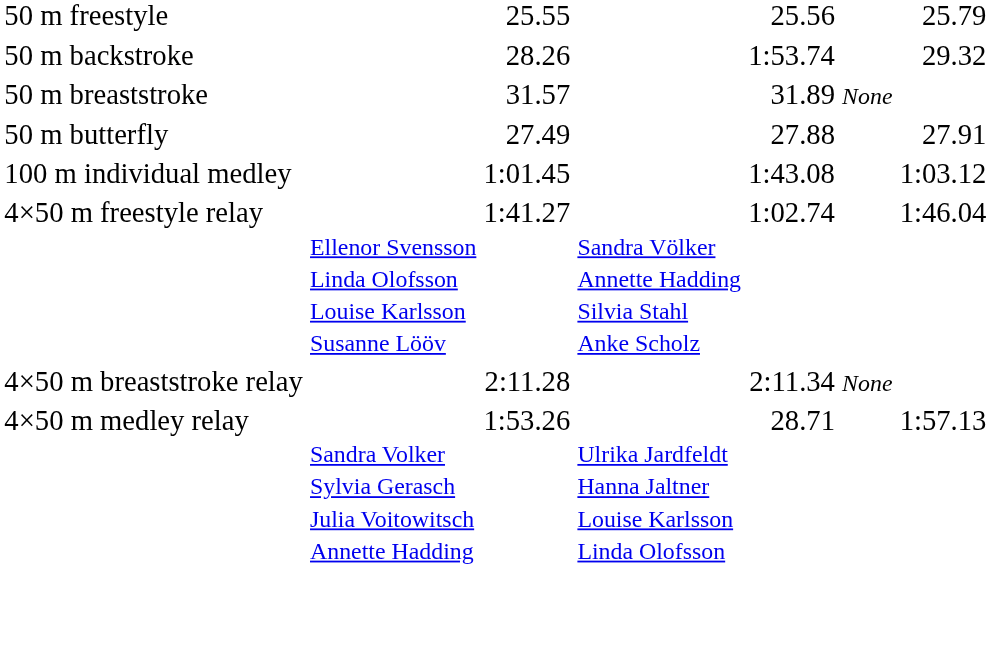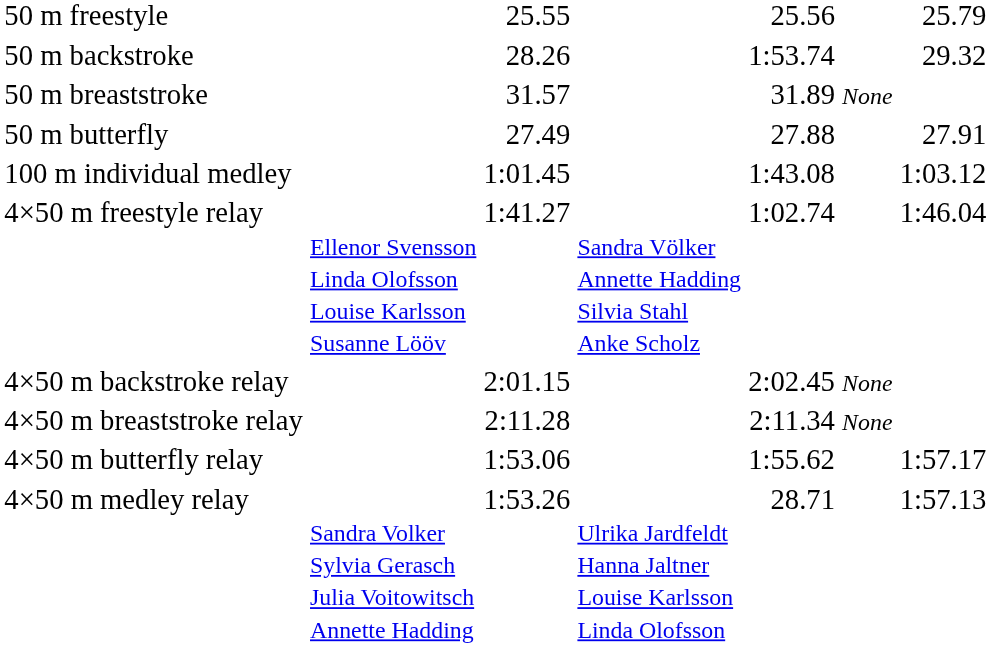+ row: (146, 381)
+ row: (134, 460)
